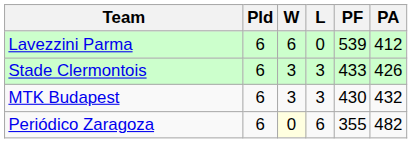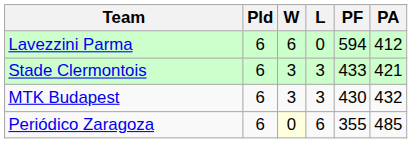(353, 44) 539 -> (353, 44) 594
(388, 71) 426 -> (388, 71) 421
(388, 124) 482 -> (388, 124) 485
